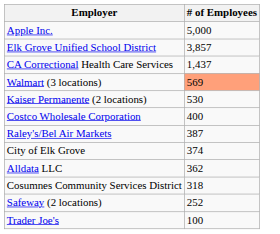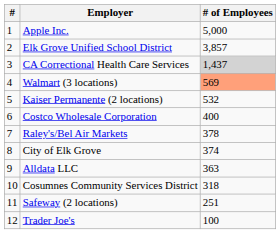+ column: (12, 13)
(199, 64) no background -> (215, 64) lightgrey background
(195, 99) 530 -> (211, 99) 532
(195, 133) 387 -> (211, 133) 378
(195, 168) 362 -> (211, 168) 363
(195, 202) 252 -> (211, 202) 251
